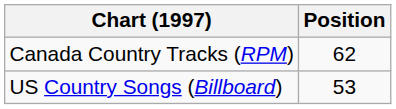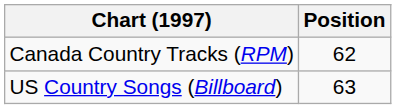(344, 86) 53 -> (344, 86) 63
